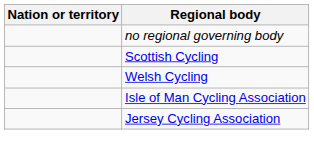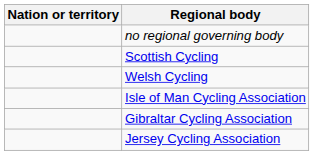+ row: (209, 118)
